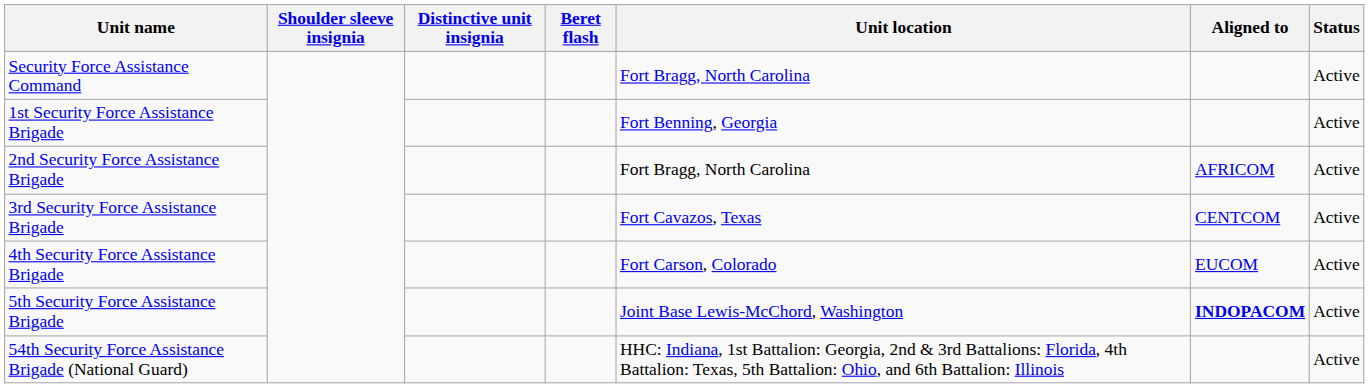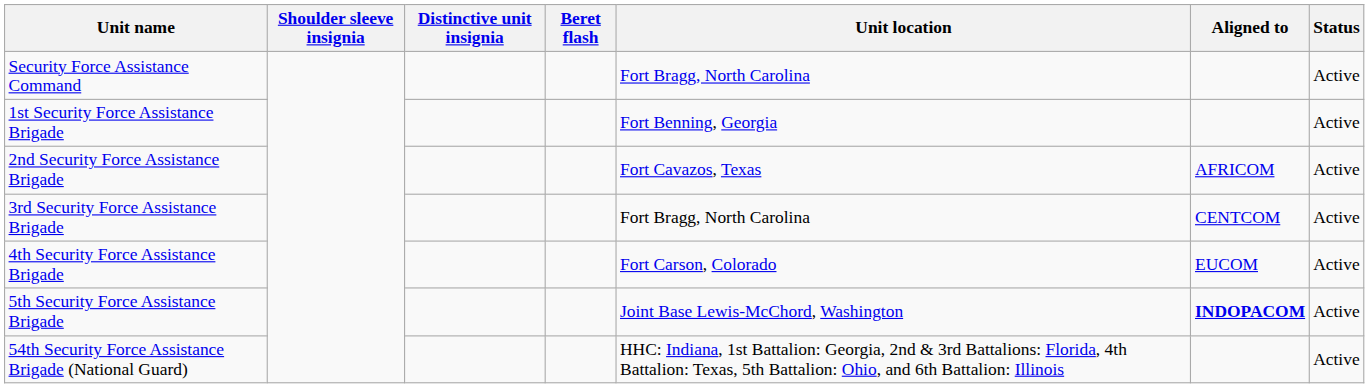(715, 169) Fort Bragg, North Carolina -> (691, 169) Fort Cavazos, Texas
(691, 217) Fort Cavazos, Texas -> (715, 217) Fort Bragg, North Carolina
